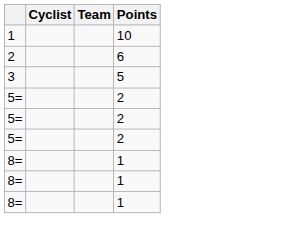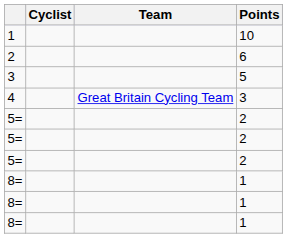+ row: (11, 98)
